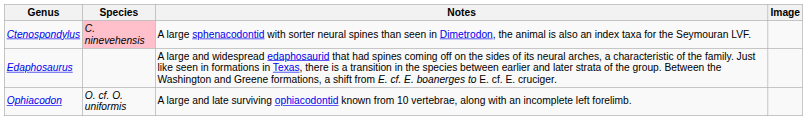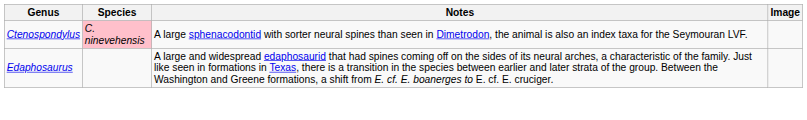- row: (34, 101)
